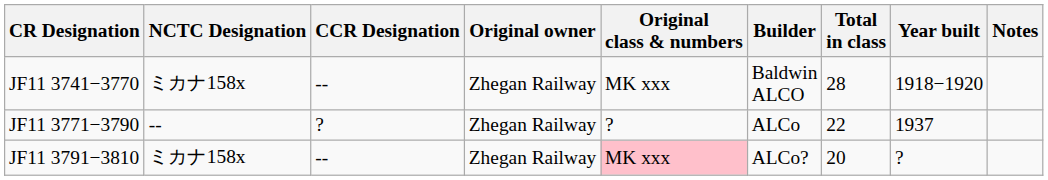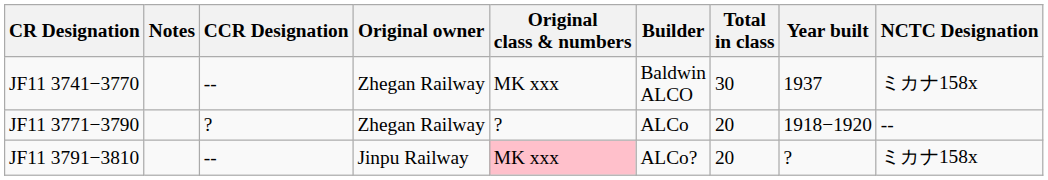columns swapped: (227, 30) <-> (1015, 30)
(836, 83) 28 -> (725, 83) 30
(939, 83) 1918−1920 -> (803, 83) 1937
(836, 124) 22 -> (725, 124) 20
(914, 124) 1937 -> (828, 124) 1918−1920
(532, 157) Zhegan Railway -> (413, 157) Jinpu Railway
